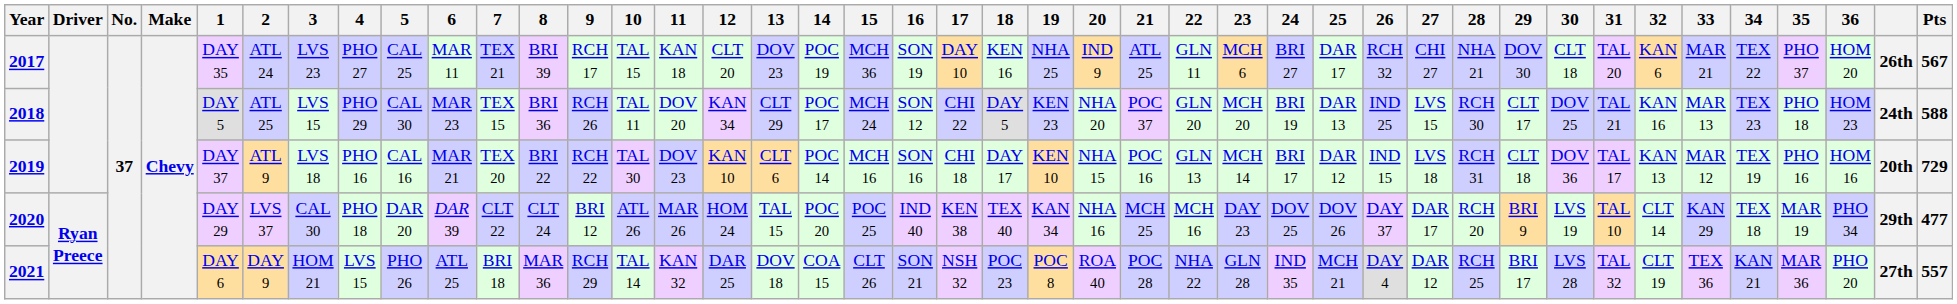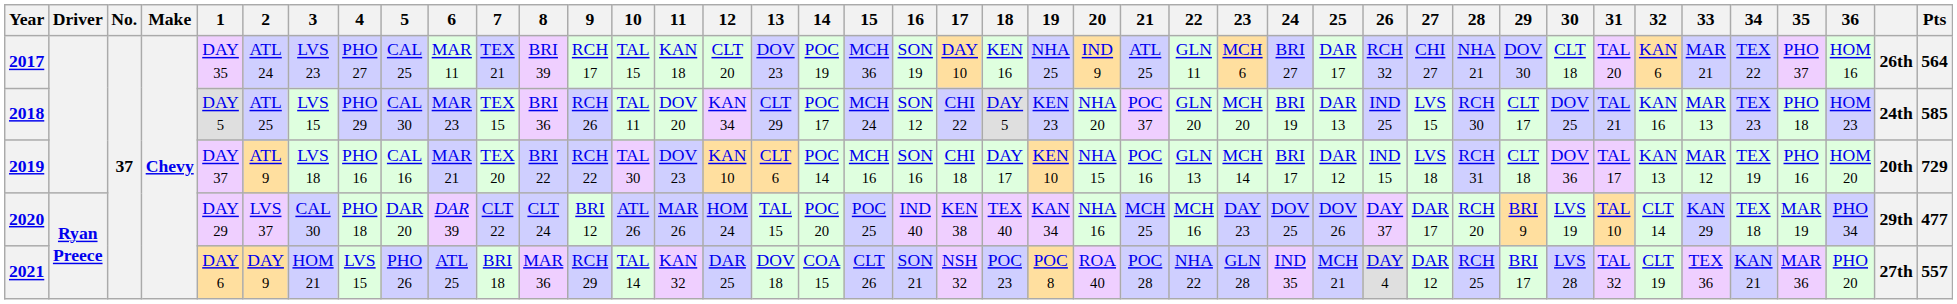(1850, 60) HOM 20 -> (1850, 60) HOM 16
(1935, 61) 567 -> (1935, 61) 564
(1935, 113) 588 -> (1935, 113) 585
(1850, 165) HOM 16 -> (1850, 165) HOM 20
